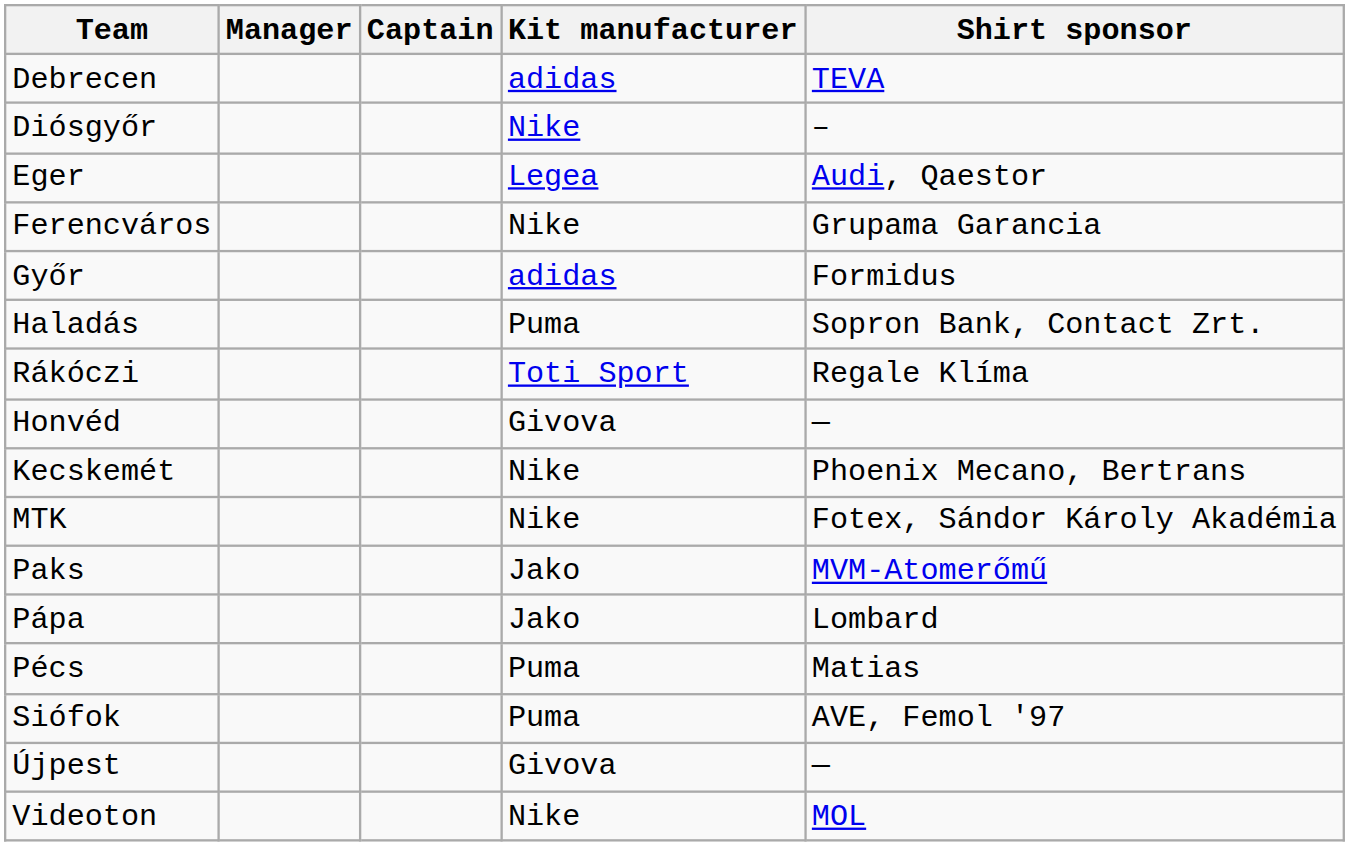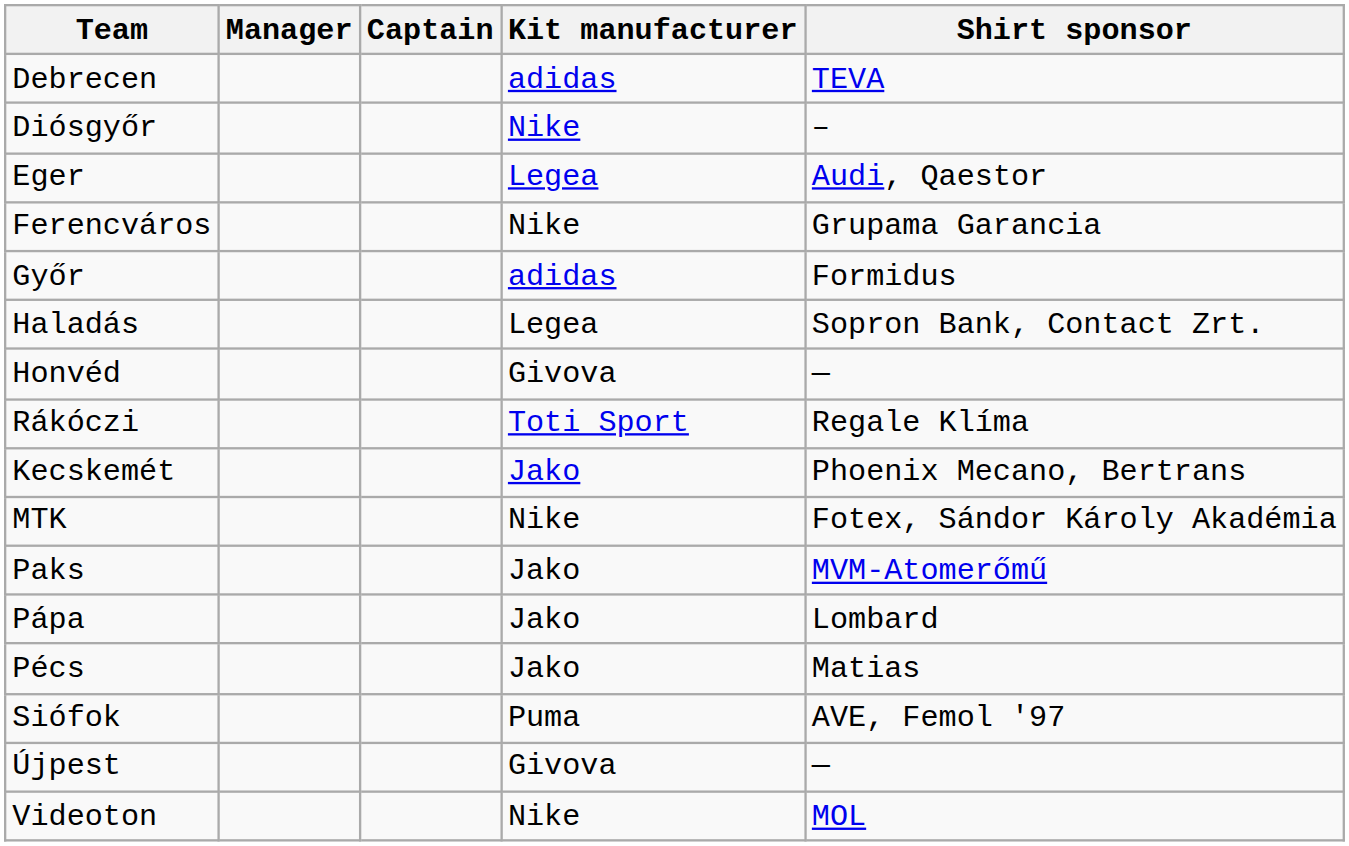(544, 325) Puma -> (553, 325) Legea
rows swapped: (67, 423) <-> (76, 374)
(544, 472) Nike -> (544, 472) Jako
(544, 669) Puma -> (544, 669) Jako
